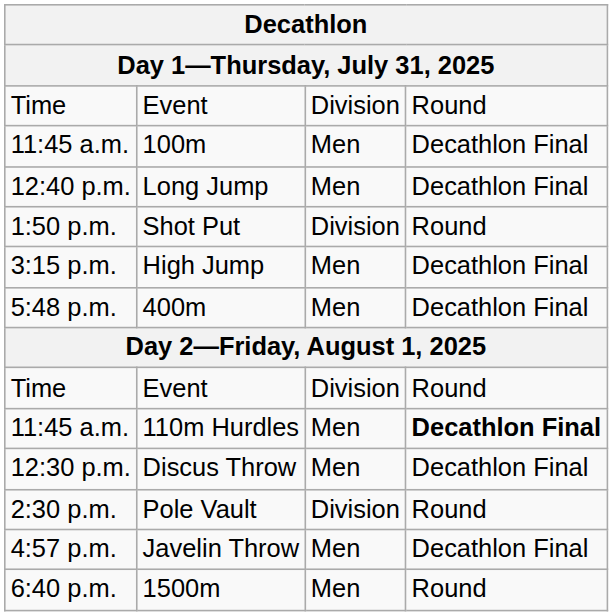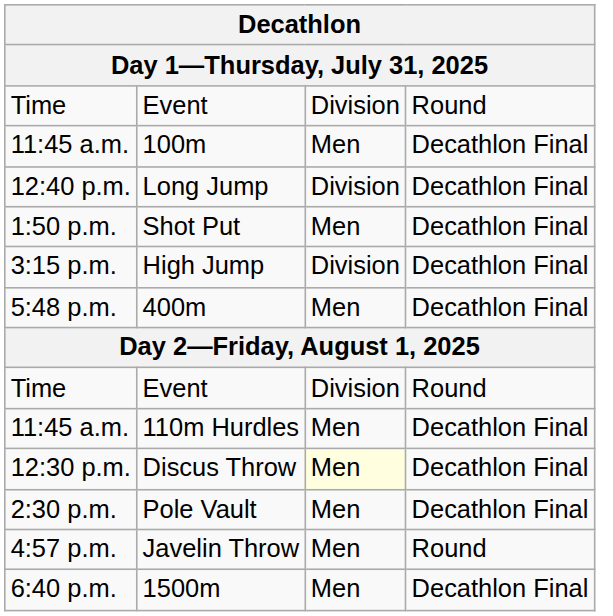(336, 186) Men -> (355, 186) Division
(355, 226) Division -> (336, 226) Men
(449, 226) Round -> (500, 226) Decathlon Final
(336, 266) Men -> (355, 266) Division
(506, 428) bold -> (500, 428) normal
(336, 468) no background -> (336, 468) lightyellow background
(355, 508) Division -> (336, 508) Men
(449, 508) Round -> (500, 508) Decathlon Final
(500, 549) Decathlon Final -> (449, 549) Round
(449, 589) Round -> (500, 589) Decathlon Final
